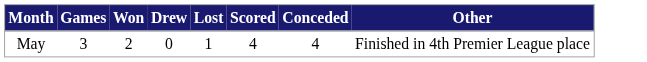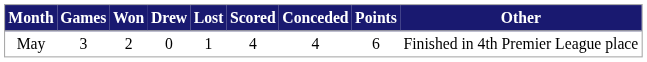+ column: (376, 17)
